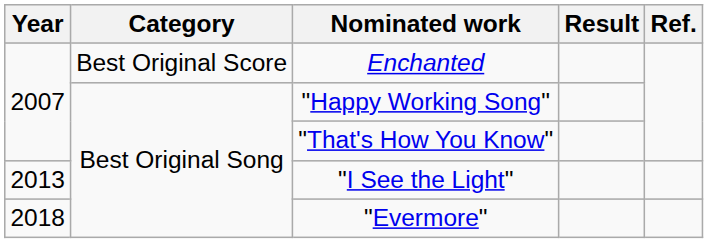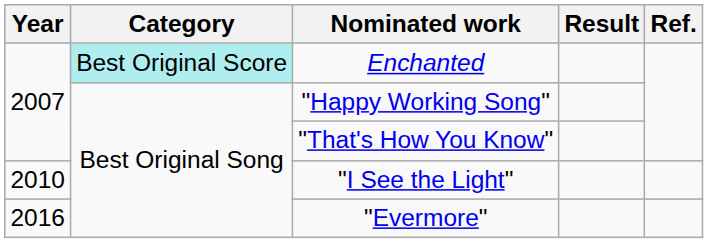(182, 62) no background -> (182, 62) paleturquoise background
(38, 179) 2013 -> (38, 179) 2010
(38, 218) 2018 -> (38, 218) 2016
